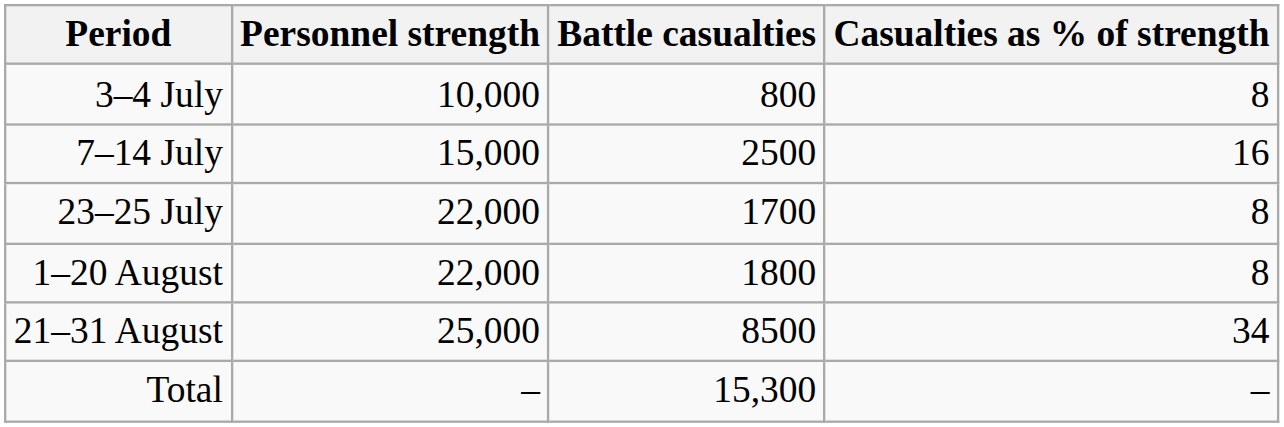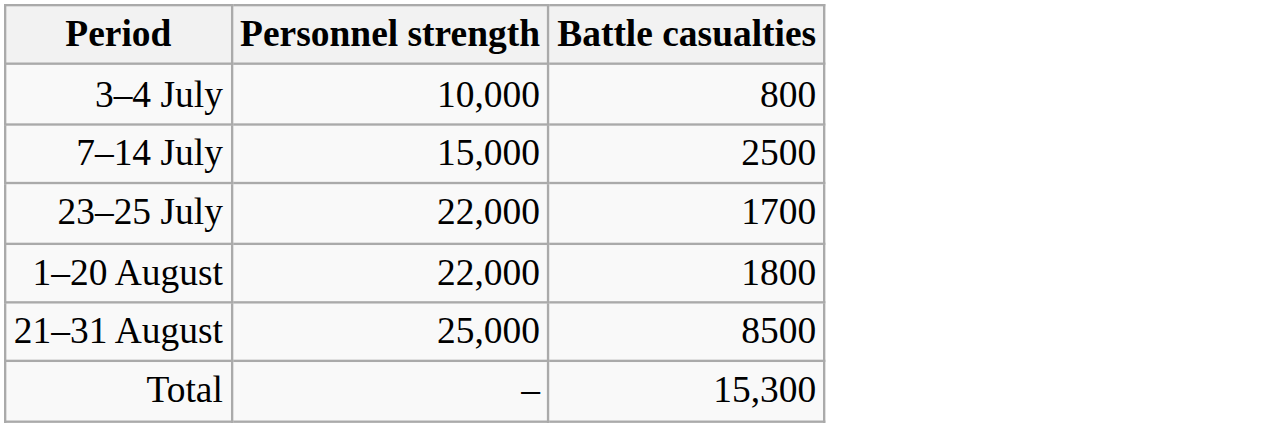- column: (1051, 34)
